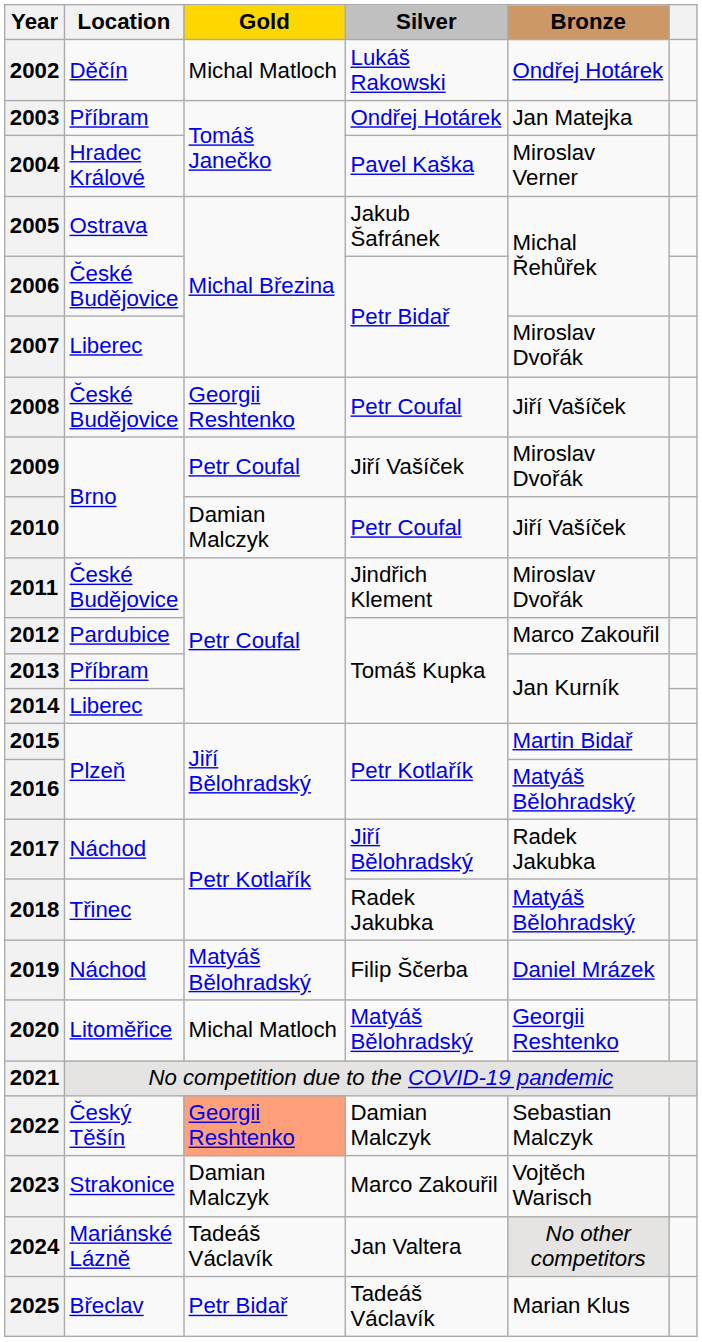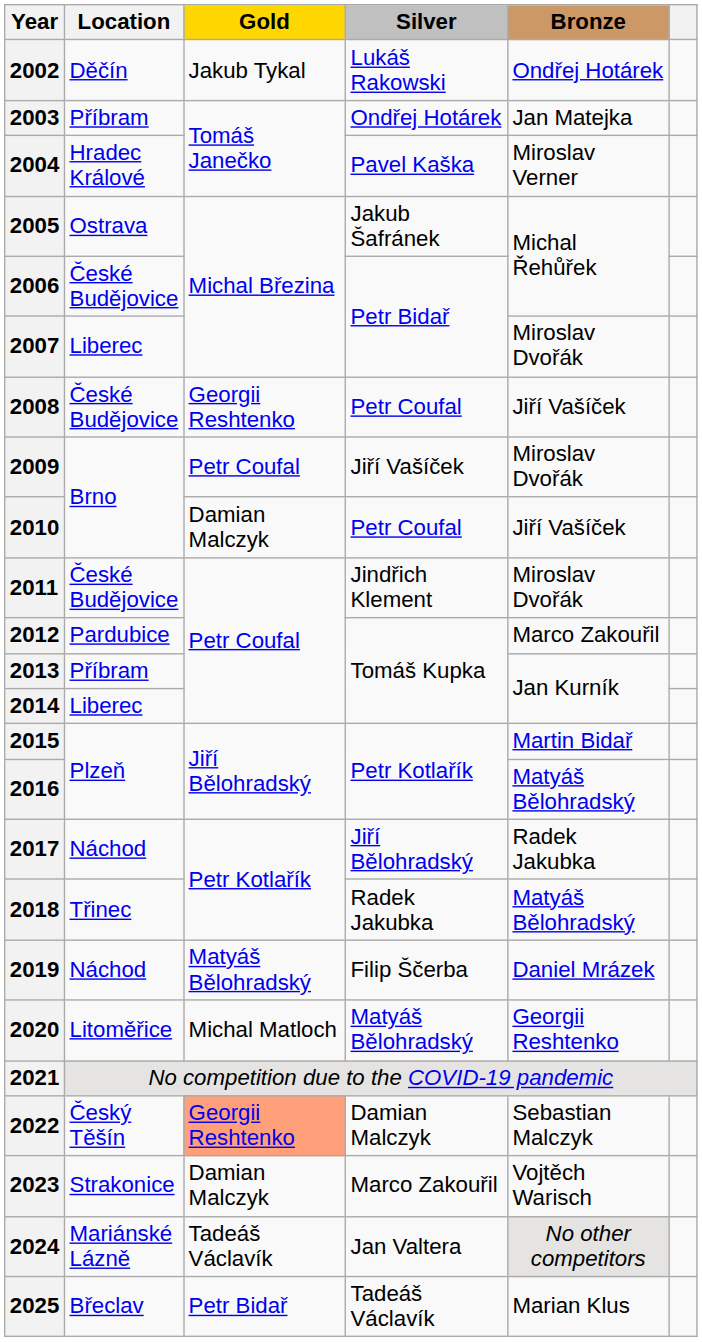(263, 69) Michal Matloch -> (247, 69) Jakub Tykal
